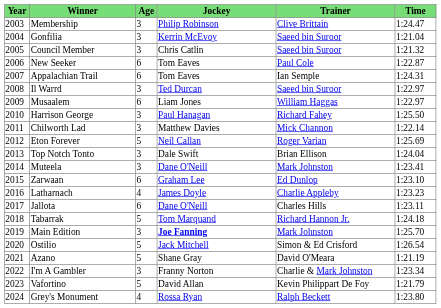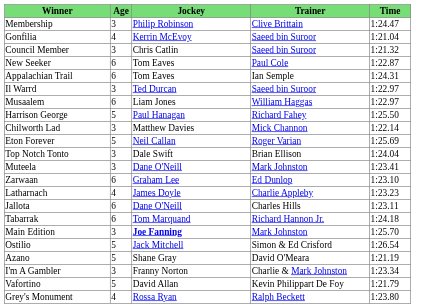- column: (17, 11)
(139, 36) 3 -> (114, 36) 4
(139, 114) 3 -> (114, 114) 5
(139, 218) 5 -> (114, 218) 6
